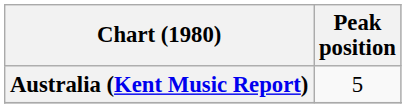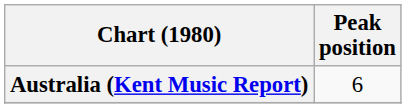(357, 84) 5 -> (357, 84) 6
